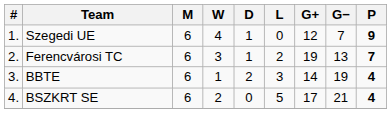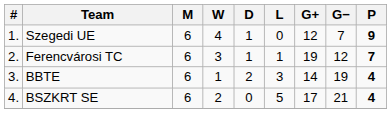(280, 56) 2 -> (280, 56) 1
(341, 56) 13 -> (341, 56) 12
